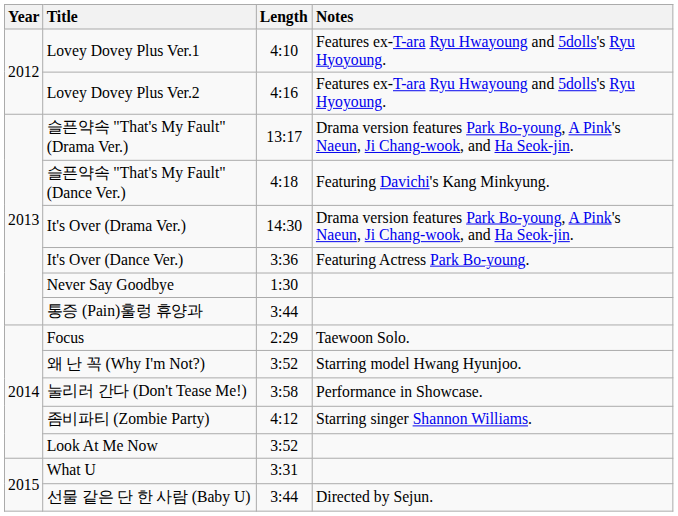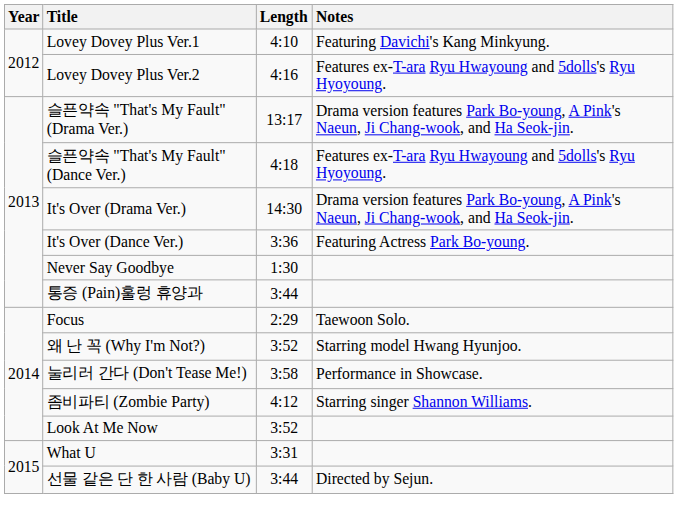(475, 50) Features ex-T-ara Ryu Hwayoung and 5dolls's Ryu Hyoyoung. -> (433, 41) Featuring Davichi's Kang Minkyung.
(433, 182) Featuring Davichi's Kang Minkyung. -> (475, 164) Features ex-T-ara Ryu Hwayoung and 5dolls's Ryu Hyoyoung.
